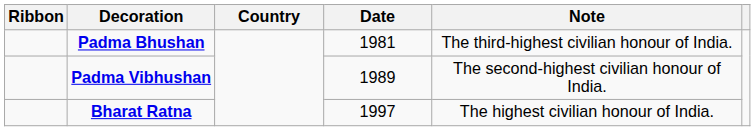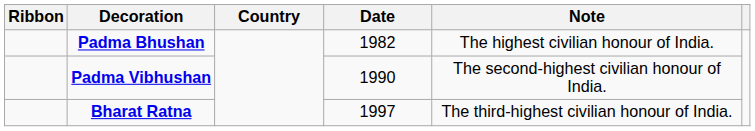(378, 42) 1981 -> (378, 42) 1982
(587, 42) The third-highest civilian honour of India. -> (587, 42) The highest civilian honour of India.
(378, 77) 1989 -> (378, 77) 1990
(587, 112) The highest civilian honour of India. -> (587, 112) The third-highest civilian honour of India.
